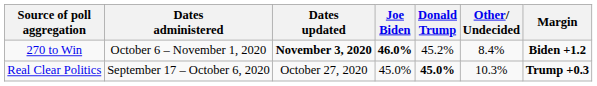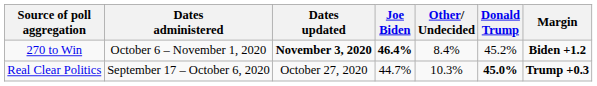columns swapped: (437, 22) <-> (491, 22)
(395, 50) 46.0% -> (395, 50) 46.4%
(395, 71) 45.0% -> (395, 71) 44.7%
